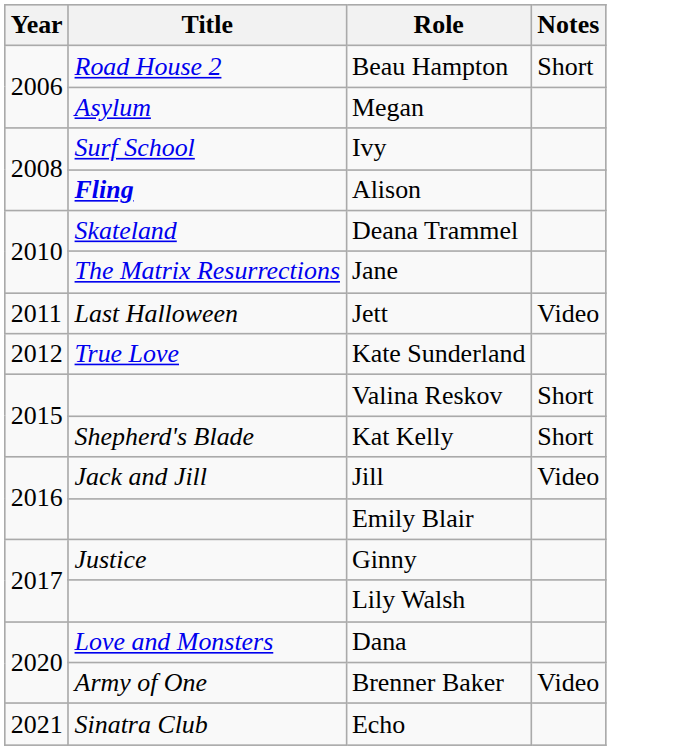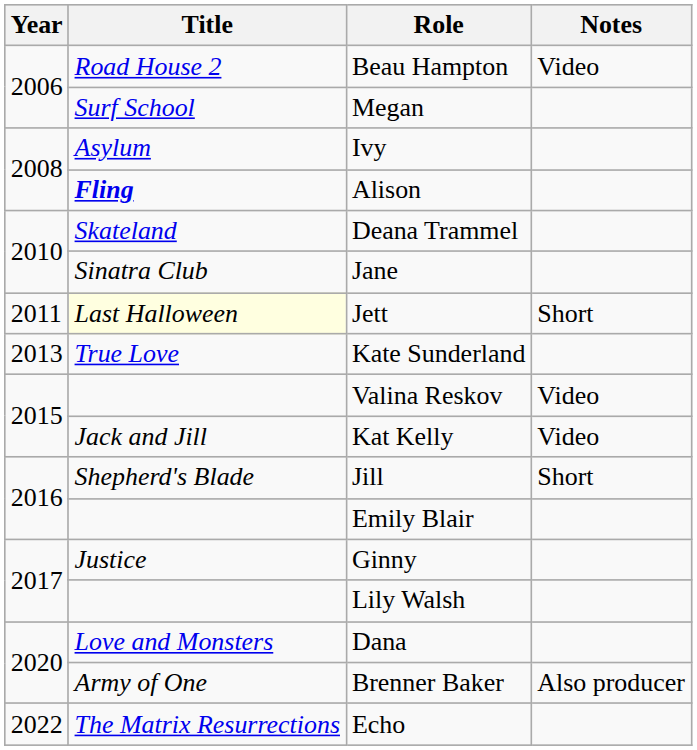(565, 66) Short -> (568, 66) Video
(113, 107) Asylum -> (135, 107) Surf School
(135, 148) Surf School -> (113, 148) Asylum
(207, 271) The Matrix Resurrections -> (141, 271) Sinatra Club
(156, 312) no background -> (156, 312) lightyellow background
(568, 312) Video -> (565, 312) Short
(37, 353) 2012 -> (37, 353) 2013
(565, 395) Short -> (568, 395) Video
(164, 436) Shepherd's Blade -> (141, 436) Jack and Jill
(565, 436) Short -> (568, 436) Video
(141, 477) Jack and Jill -> (164, 477) Shepherd's Blade
(568, 477) Video -> (565, 477) Short
(568, 682) Video -> (611, 682) Also producer
(37, 723) 2021 -> (37, 723) 2022
(141, 723) Sinatra Club -> (207, 723) The Matrix Resurrections
